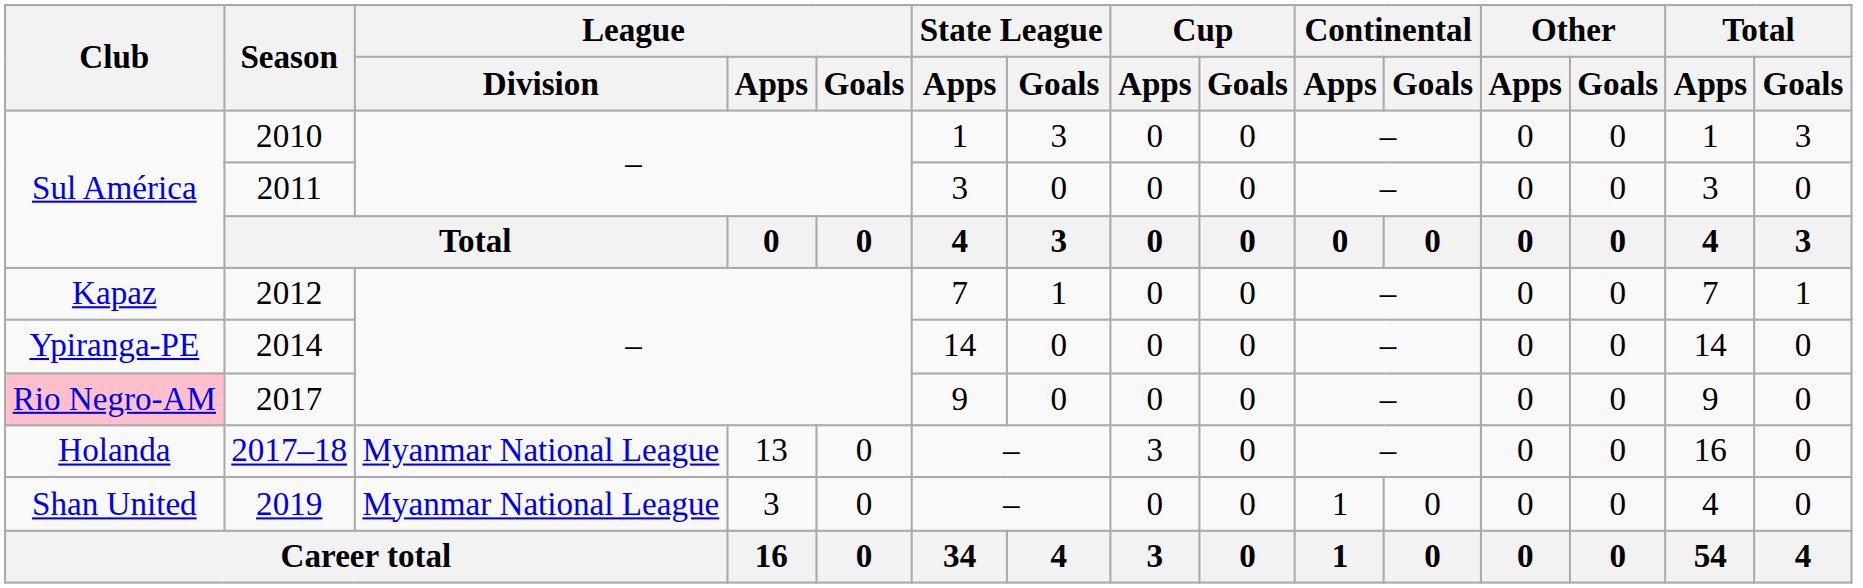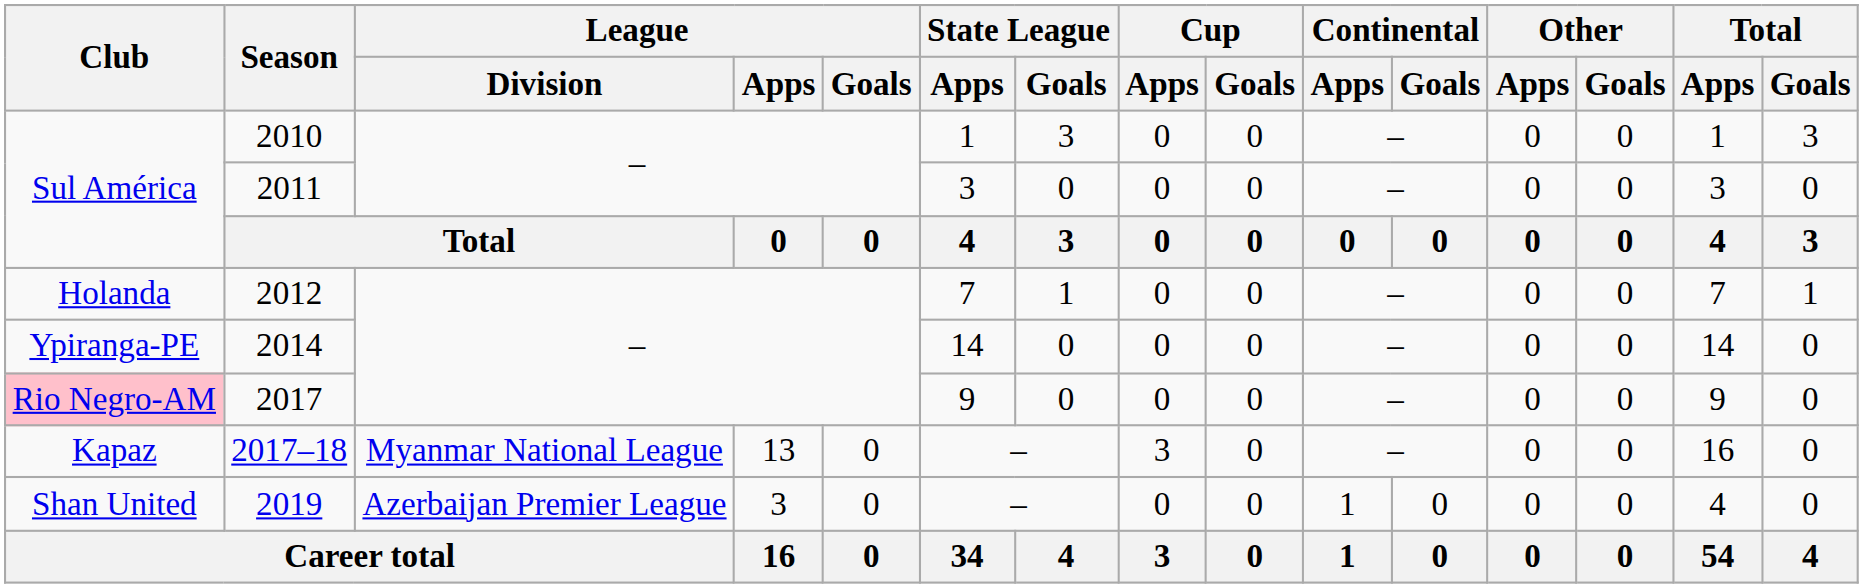(114, 293) Kapaz -> (114, 293) Holanda
(114, 450) Holanda -> (114, 450) Kapaz
(541, 503) Myanmar National League -> (544, 503) Azerbaijan Premier League
